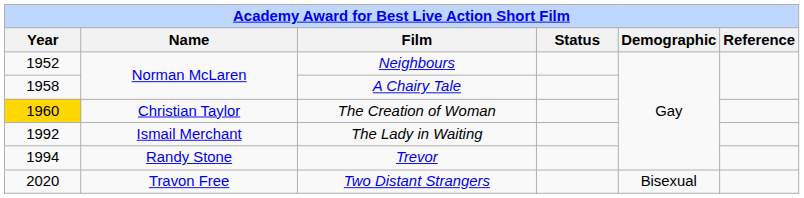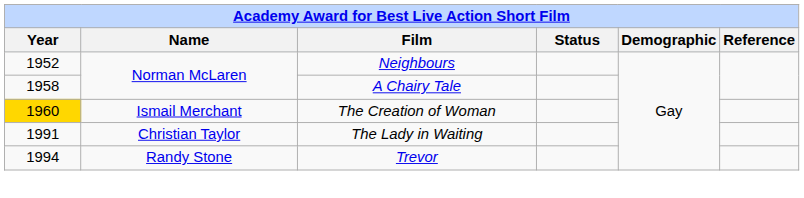(189, 110) Christian Taylor -> (189, 110) Ismail Merchant
(43, 134) 1992 -> (43, 134) 1991
(189, 134) Ismail Merchant -> (189, 134) Christian Taylor
- row: (417, 181)
